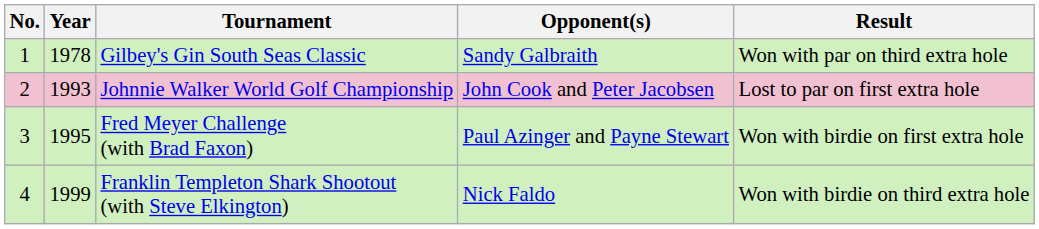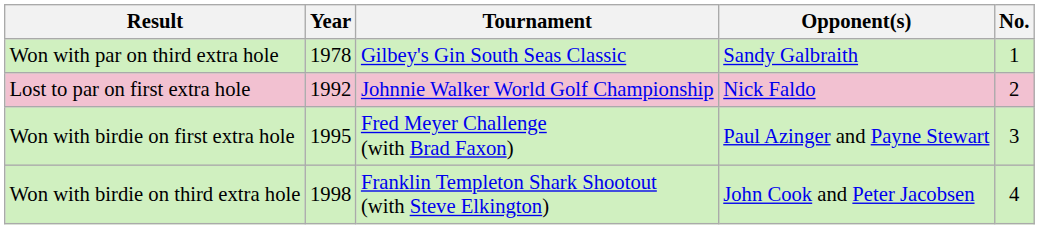columns swapped: (25, 21) <-> (884, 21)
(70, 89) 1993 -> (331, 89) 1992
(588, 89) John Cook and Peter Jacobsen -> (769, 89) Nick Faldo
(70, 194) 1999 -> (331, 194) 1998
(509, 194) Nick Faldo -> (849, 194) John Cook and Peter Jacobsen
